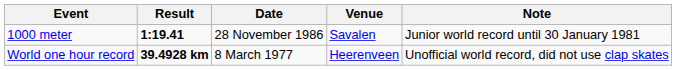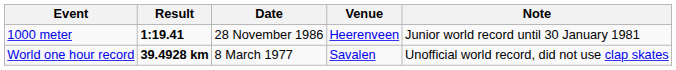(353, 34) Savalen -> (364, 34) Heerenveen
(364, 55) Heerenveen -> (353, 55) Savalen
